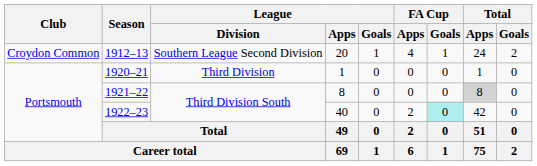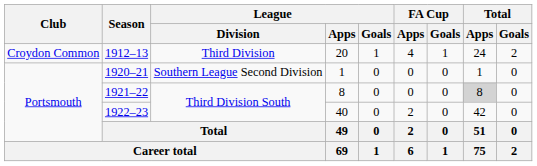(238, 53) Southern League Second Division -> (238, 53) Third Division
(238, 72) Third Division -> (238, 72) Southern League Second Division
(445, 111) paleturquoise background -> (445, 111) no background
